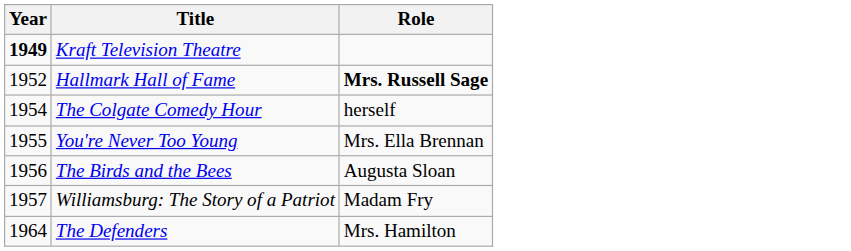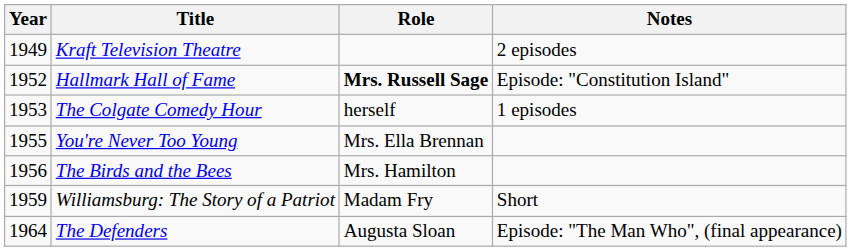+ column: (669, 19)
(28, 49) bold -> (28, 49) normal
(28, 110) 1954 -> (28, 110) 1953
(400, 170) Augusta Sloan -> (400, 170) Mrs. Hamilton
(28, 200) 1957 -> (28, 200) 1959
(400, 230) Mrs. Hamilton -> (400, 230) Augusta Sloan
